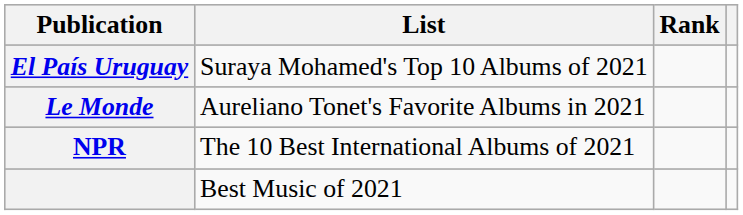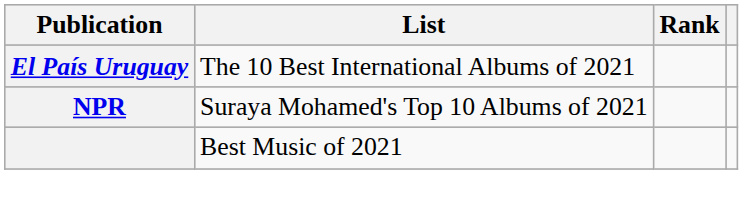(424, 65) Suraya Mohamed's Top 10 Albums of 2021 -> (418, 65) The 10 Best International Albums of 2021
- row: (99, 106)
(418, 147) The 10 Best International Albums of 2021 -> (424, 106) Suraya Mohamed's Top 10 Albums of 2021
